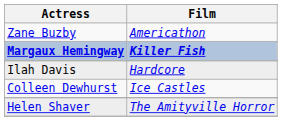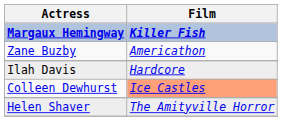rows swapped: (66, 51) <-> (42, 32)
(168, 88) no background -> (168, 88) lightsalmon background
